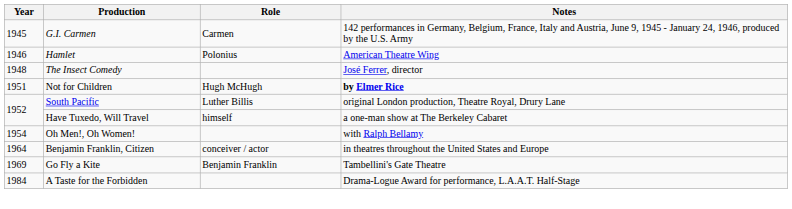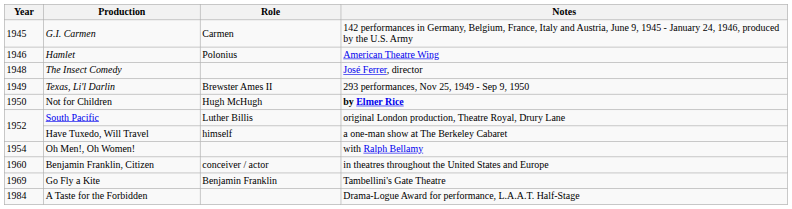+ row: (80, 86)
(17, 86) 1951 -> (17, 102) 1950
(17, 149) 1964 -> (17, 165) 1960
